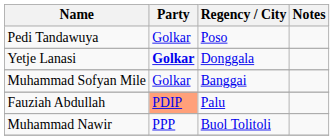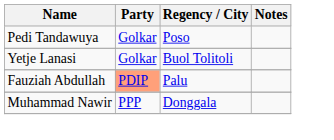(173, 59) bold -> (137, 59) normal
(227, 59) Donggala -> (198, 59) Buol Tolitoli
- row: (77, 80)
(236, 124) Buol Tolitoli -> (190, 102) Donggala
